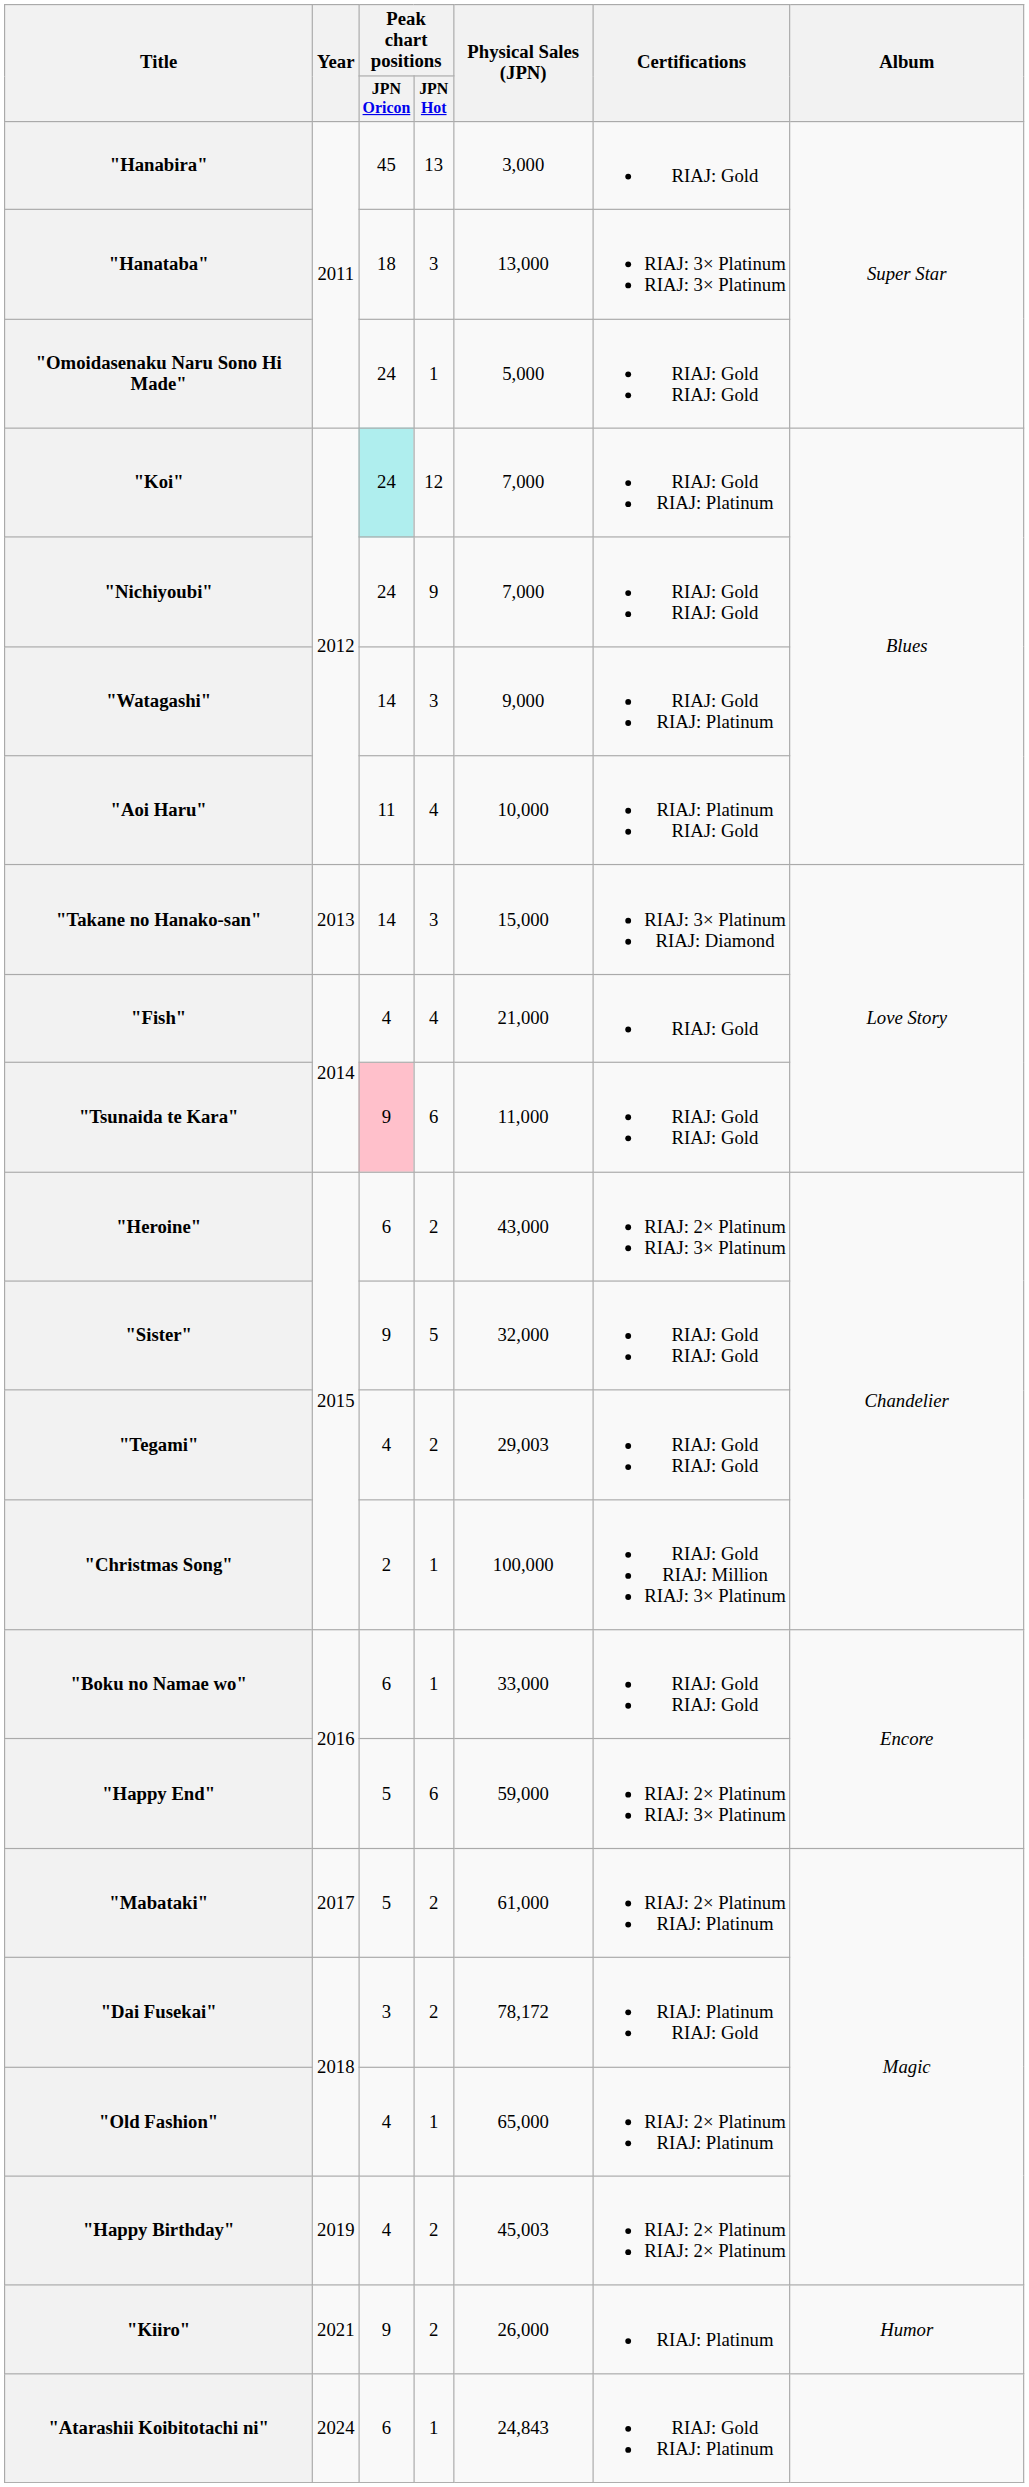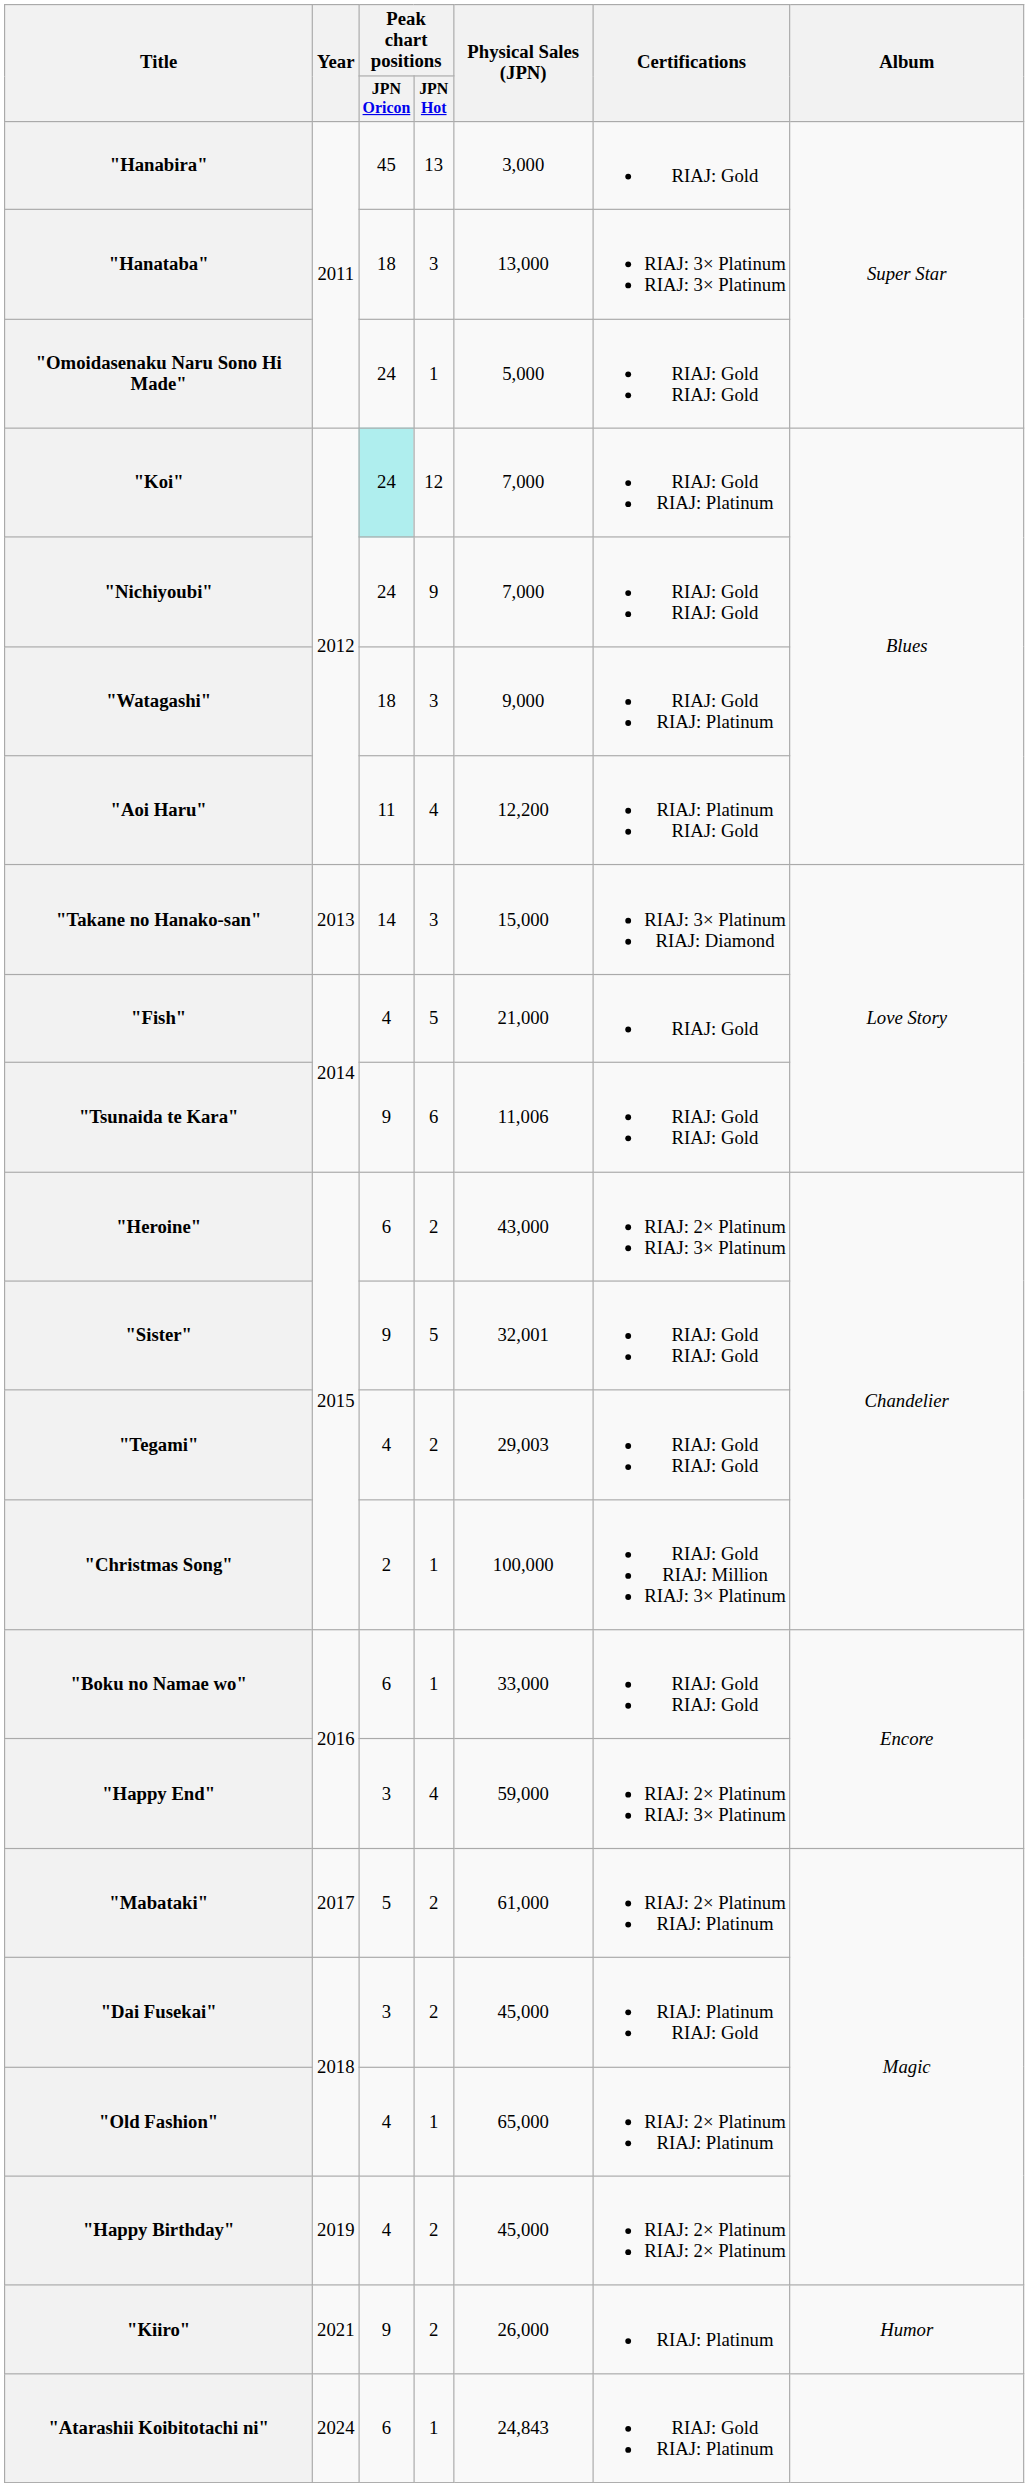(386, 701) 14 -> (386, 701) 18
(523, 810) 10,000 -> (523, 810) 12,200
(434, 1018) 4 -> (434, 1018) 5
(386, 1117) pink background -> (386, 1117) no background
(523, 1117) 11,000 -> (523, 1117) 11,006
(523, 1335) 32,000 -> (523, 1335) 32,001
(386, 1793) 5 -> (386, 1793) 3
(434, 1793) 6 -> (434, 1793) 4
(523, 2012) 78,172 -> (523, 2012) 45,000
(523, 2230) 45,003 -> (523, 2230) 45,000
